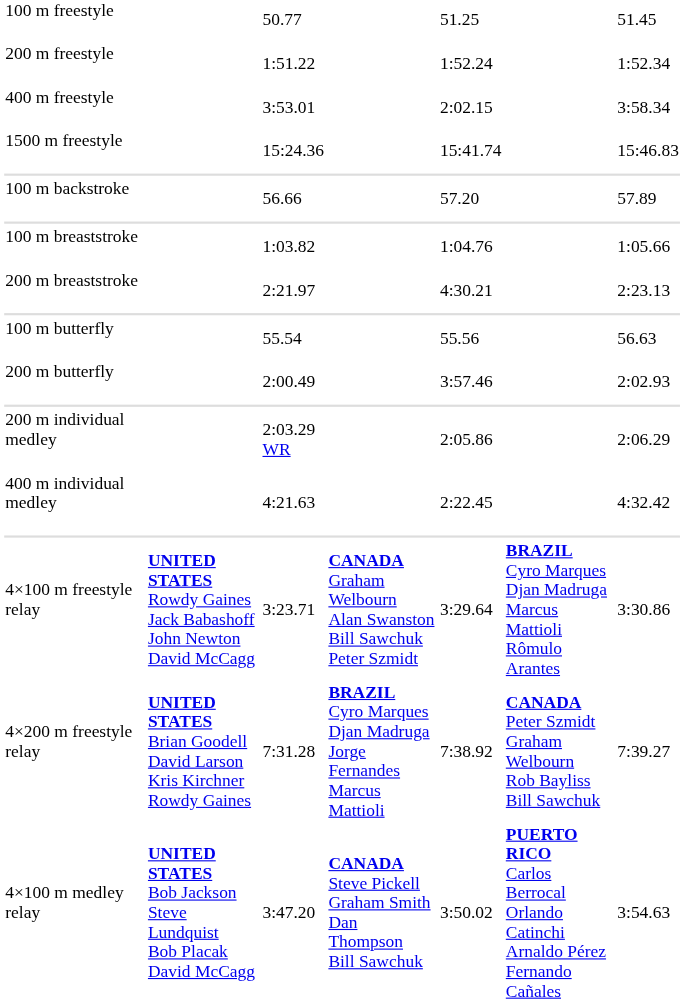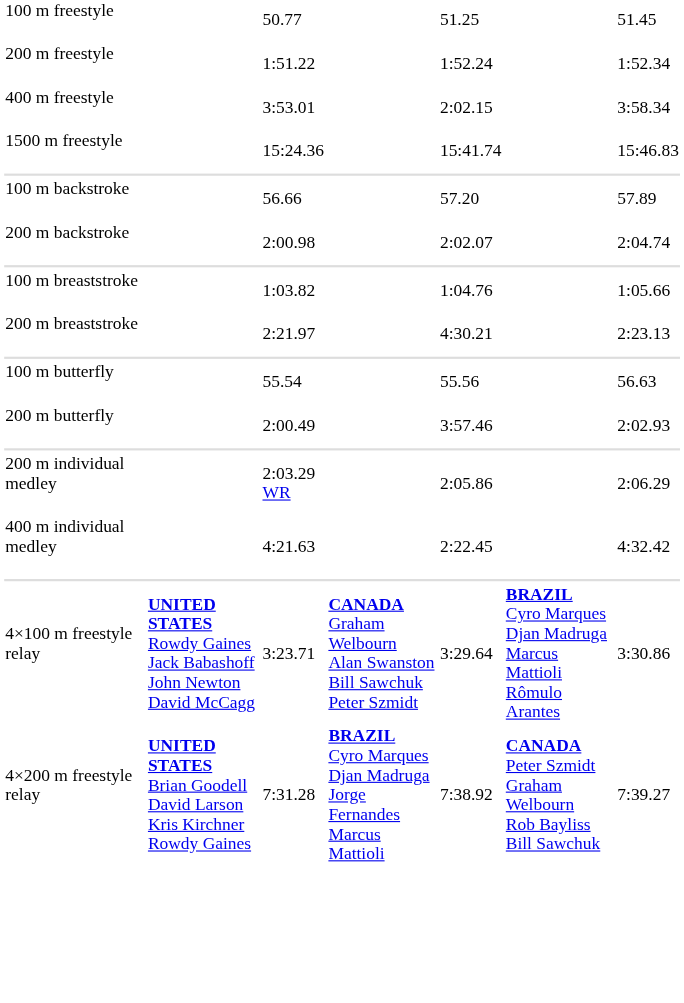+ row: (67, 242)
- row: (64, 912)
